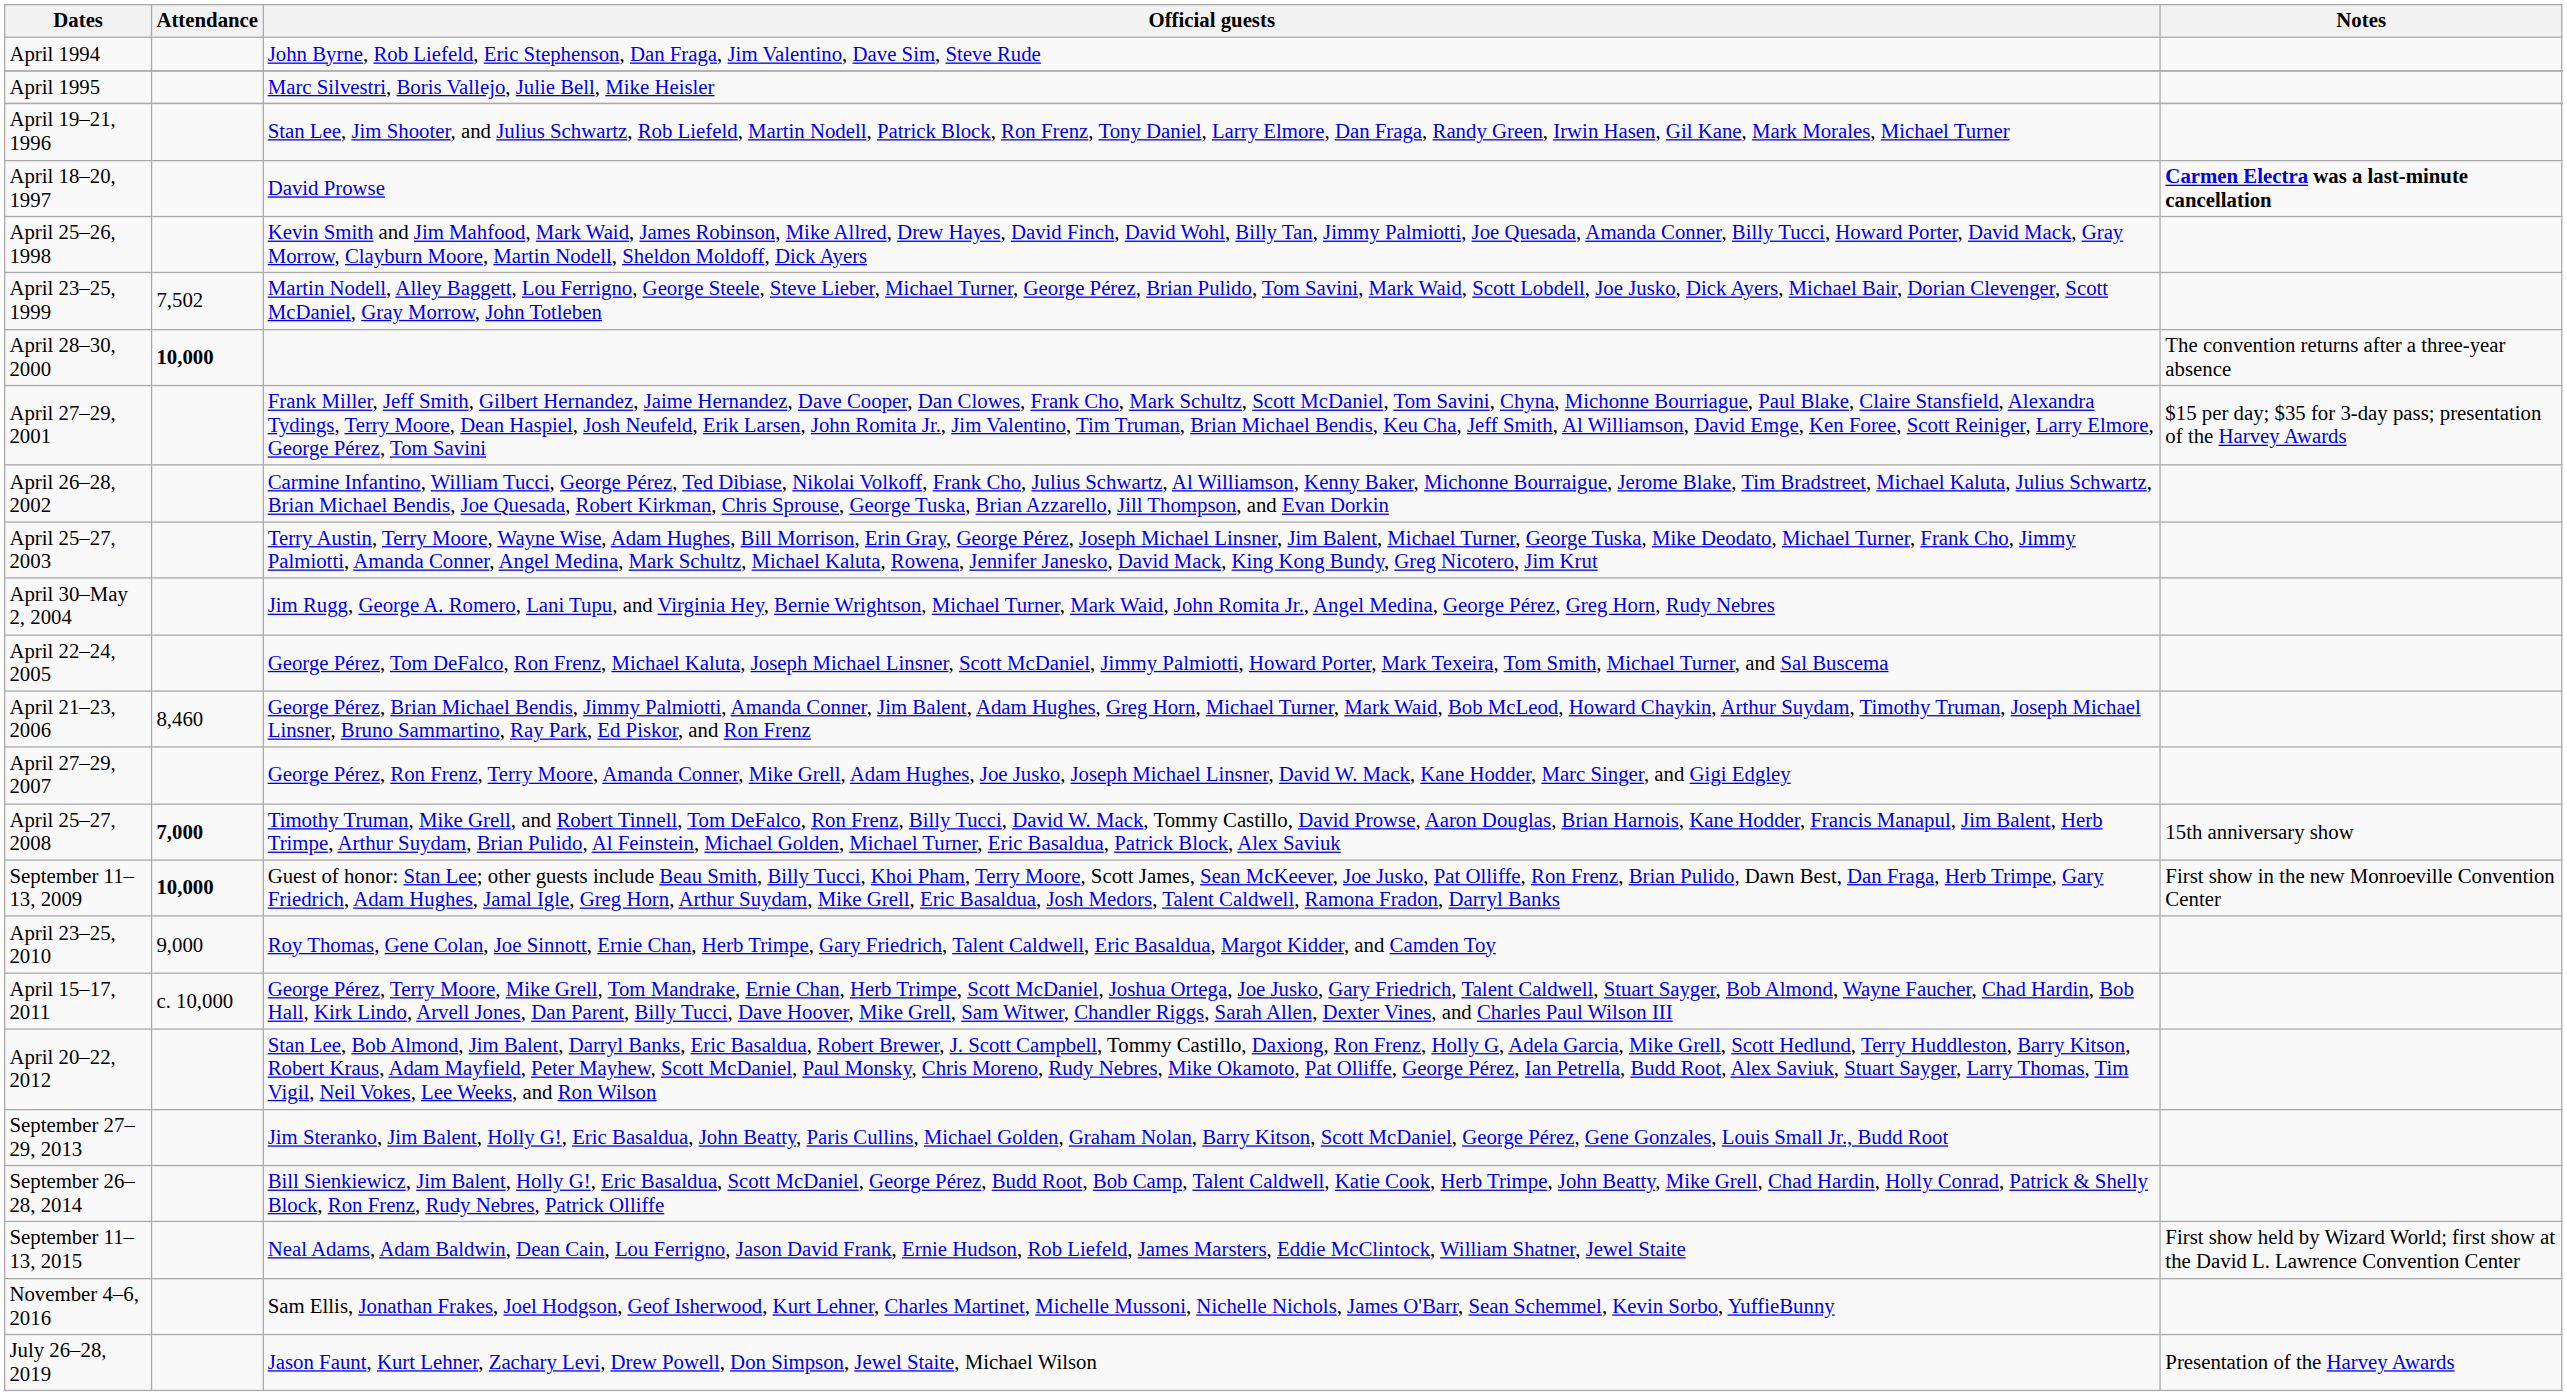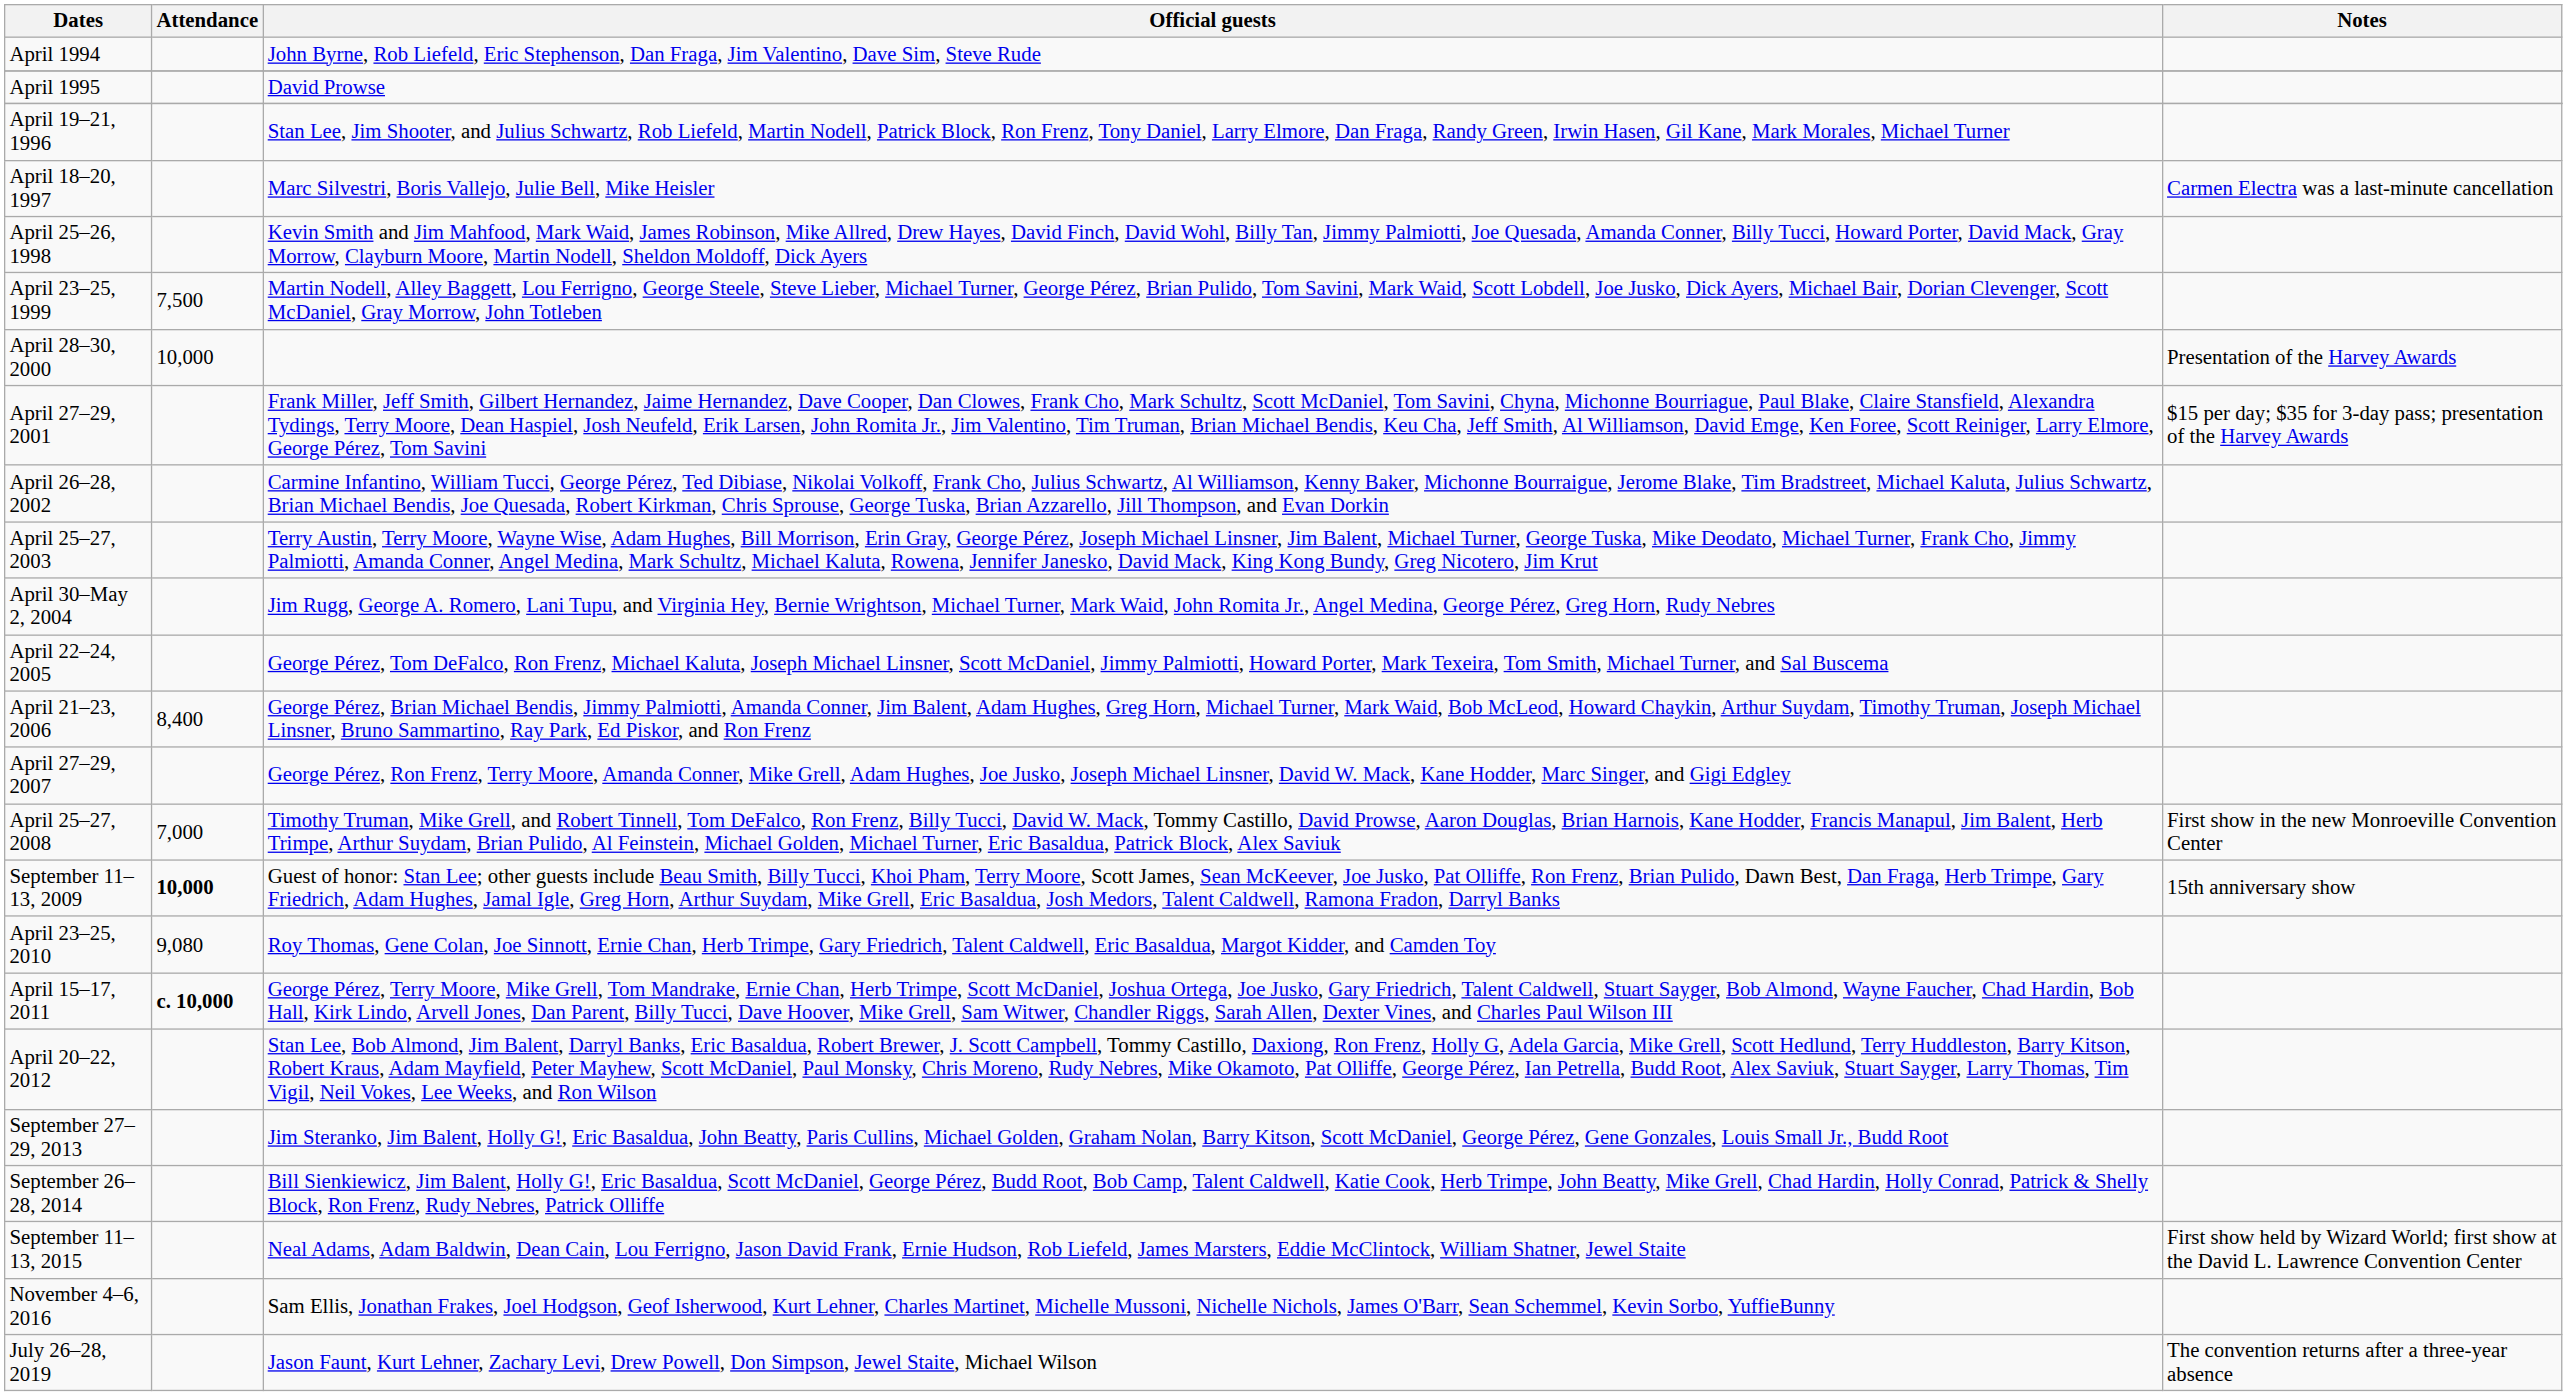(491, 86) Marc Silvestri, Boris Vallejo, Julie Bell, Mike Heisler -> (326, 86) David Prowse
(326, 188) David Prowse -> (491, 188) Marc Silvestri, Boris Vallejo, Julie Bell, Mike Heisler
(2317, 188) bold -> (2360, 188) normal
(180, 300) 7,502 -> (180, 300) 7,500
(185, 357) bold -> (185, 357) normal
(2335, 357) The convention returns after a three-year absence -> (2312, 357) Presentation of the Harvey Awards
(180, 718) 8,460 -> (180, 718) 8,400
(180, 831) bold -> (180, 831) normal
(2260, 831) 15th anniversary show -> (2362, 831) First show in the new Monroeville Convention Center
(2360, 888) First show in the new Monroeville Convention Center -> (2261, 888) 15th anniversary show
(180, 944) 9,000 -> (180, 944) 9,080
(195, 1000) normal -> (195, 1000) bold
(2310, 1362) Presentation of the Harvey Awards -> (2337, 1362) The convention returns after a three-year absence
